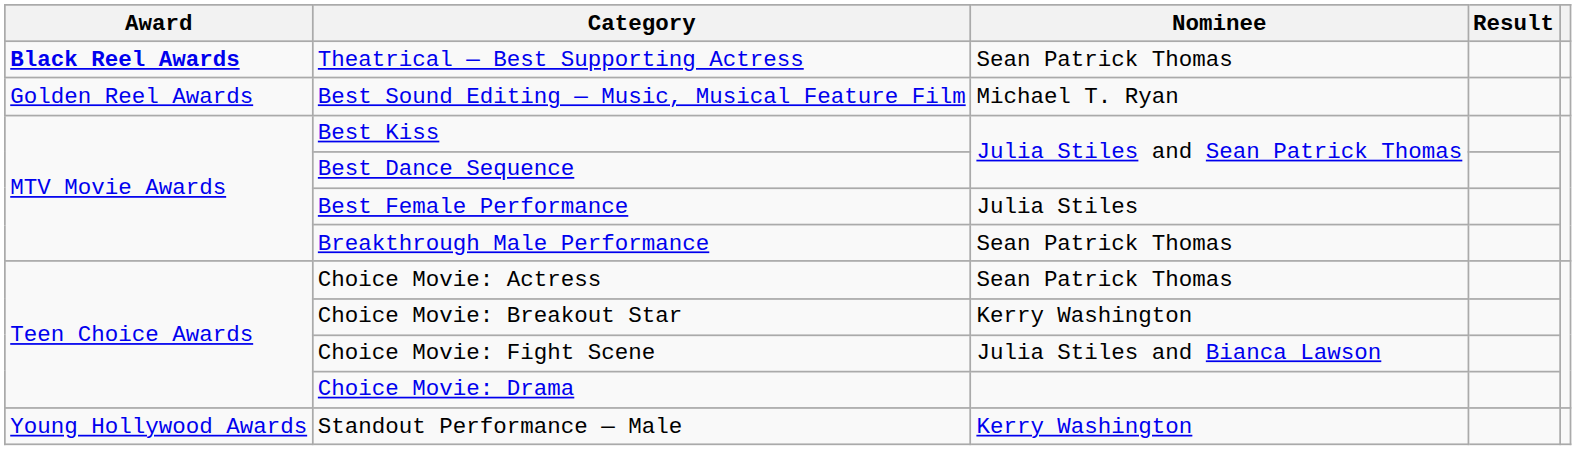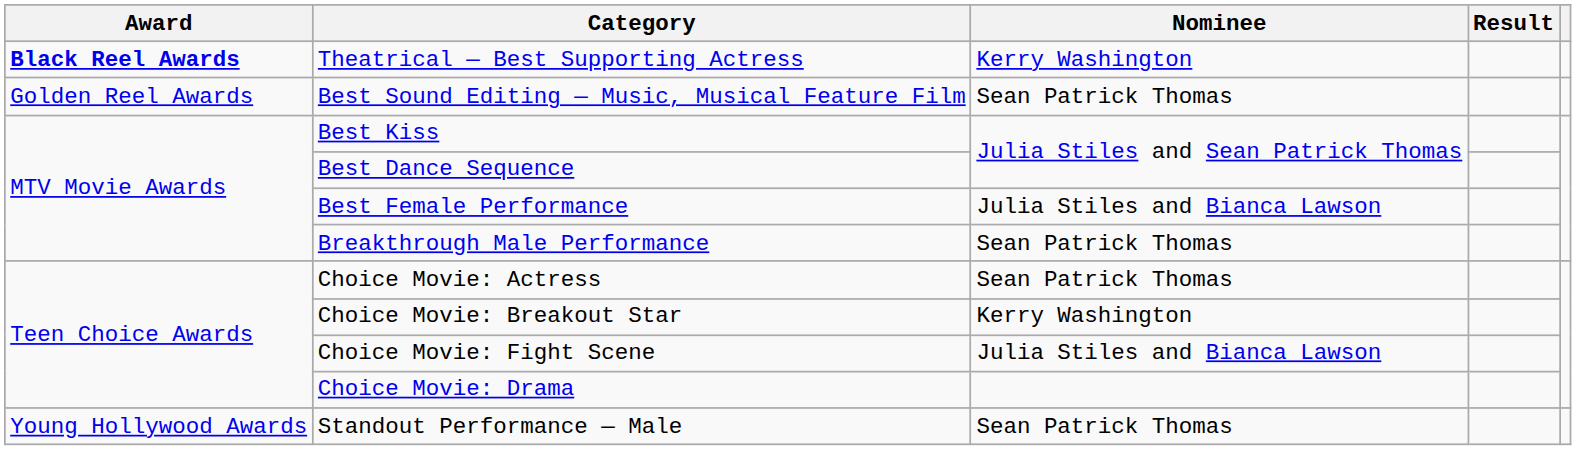(1105, 60) Sean Patrick Thomas -> (1084, 60) Kerry Washington
(1078, 97) Michael T. Ryan -> (1105, 97) Sean Patrick Thomas
(1057, 206) Julia Stiles -> (1179, 206) Julia Stiles and Bianca Lawson
(1084, 426) Kerry Washington -> (1105, 426) Sean Patrick Thomas
